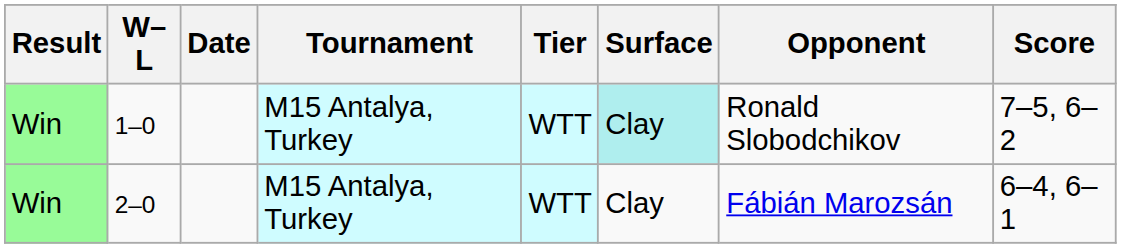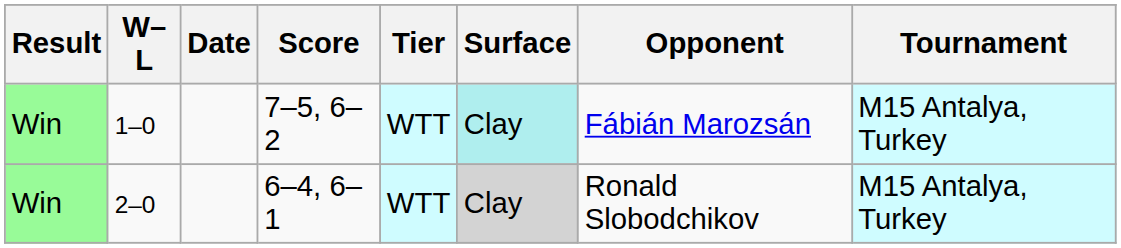columns swapped: (390, 44) <-> (1054, 44)
(813, 123) Ronald Slobodchikov -> (698, 123) Fábián Marozsán
(635, 202) no background -> (493, 202) lightgrey background
(839, 202) Fábián Marozsán -> (672, 202) Ronald Slobodchikov
